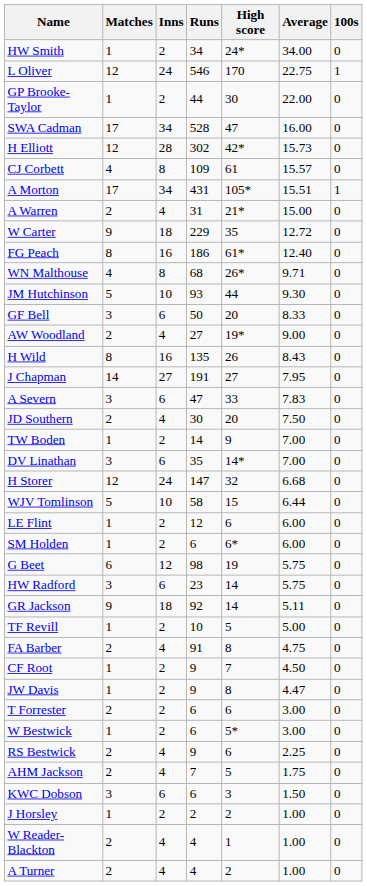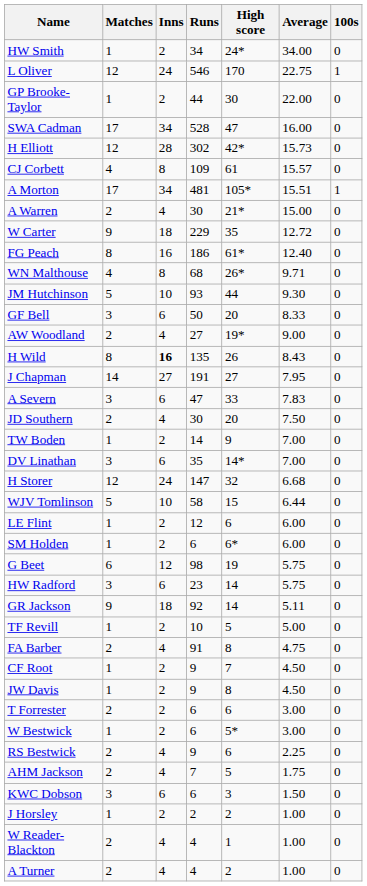(200, 190) 431 -> (200, 190) 481
(196, 210) 31 -> (196, 210) 30
(165, 356) normal -> (165, 356) bold
(294, 689) 4.47 -> (294, 689) 4.50
